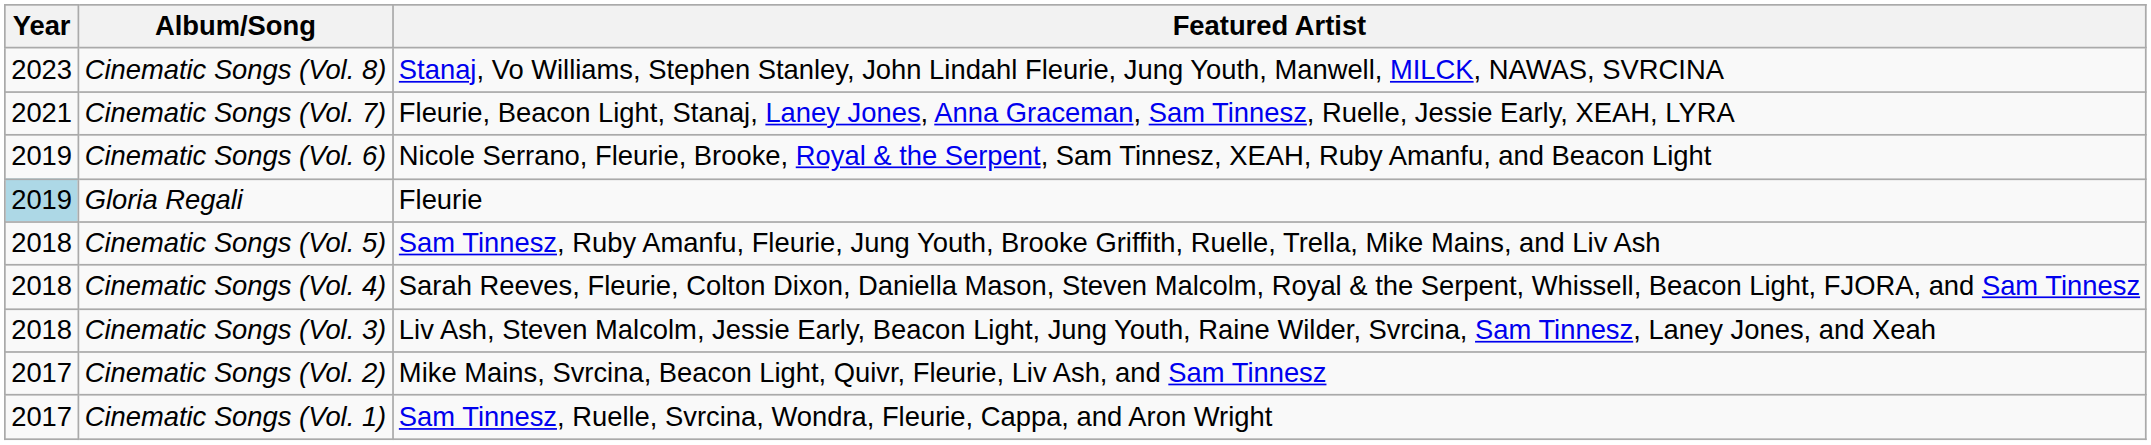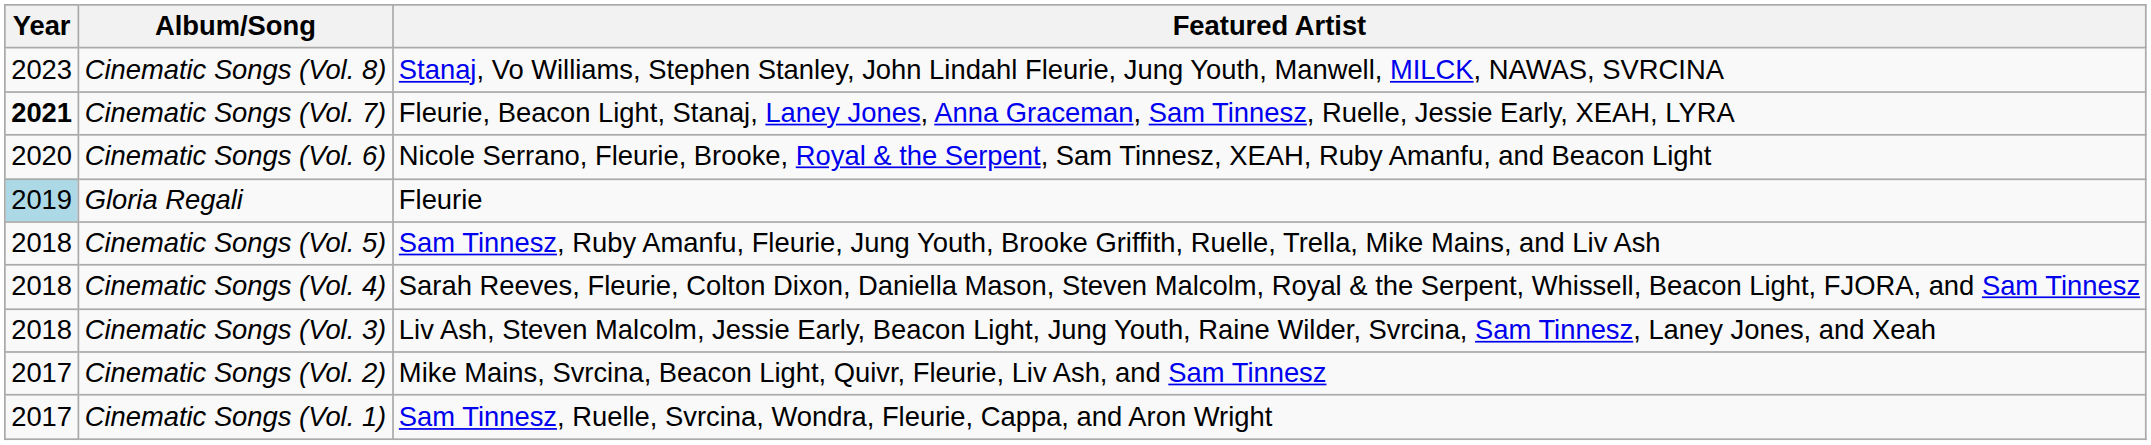(42, 112) normal -> (42, 112) bold
(42, 156) 2019 -> (42, 156) 2020
